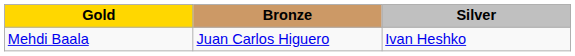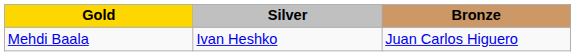columns swapped: (476, 16) <-> (288, 16)
